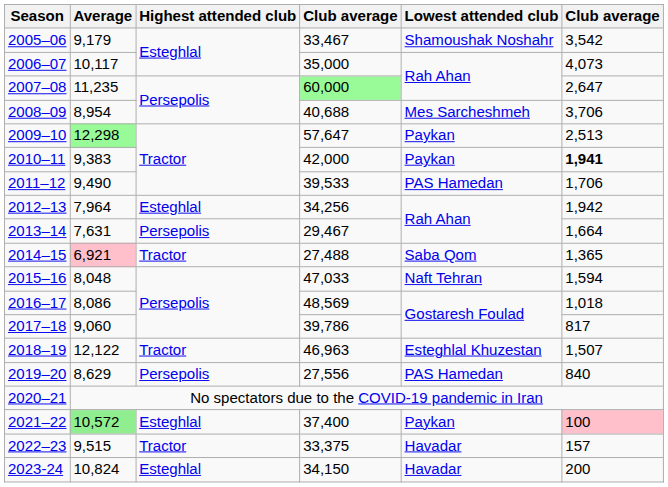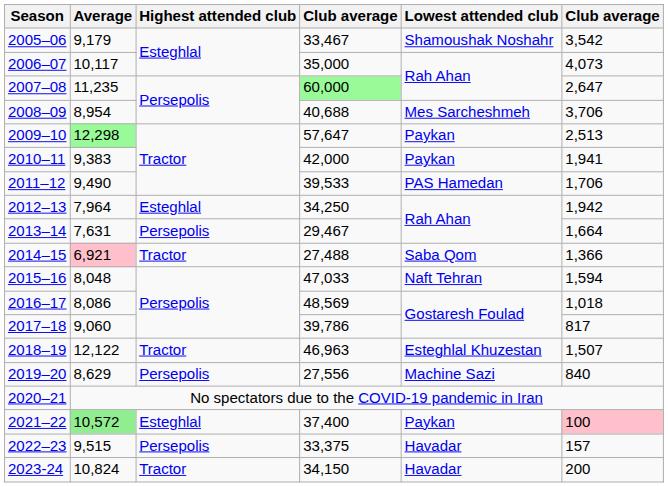(584, 159) bold -> (584, 159) normal
(326, 207) 34,256 -> (326, 207) 34,250
(584, 254) 1,365 -> (584, 254) 1,366
(454, 374) PAS Hamedan -> (450, 374) Machine Sazi
(163, 445) Tractor -> (174, 445) Persepolis
(170, 469) Esteghlal -> (163, 469) Tractor
